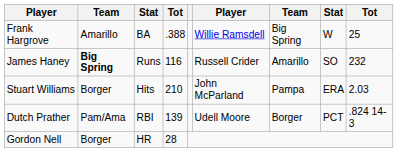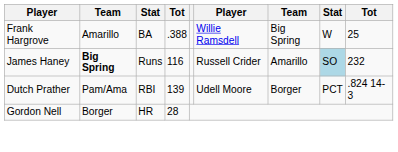(330, 62) no background -> (330, 62) lightblue background
- row: (41, 90)
